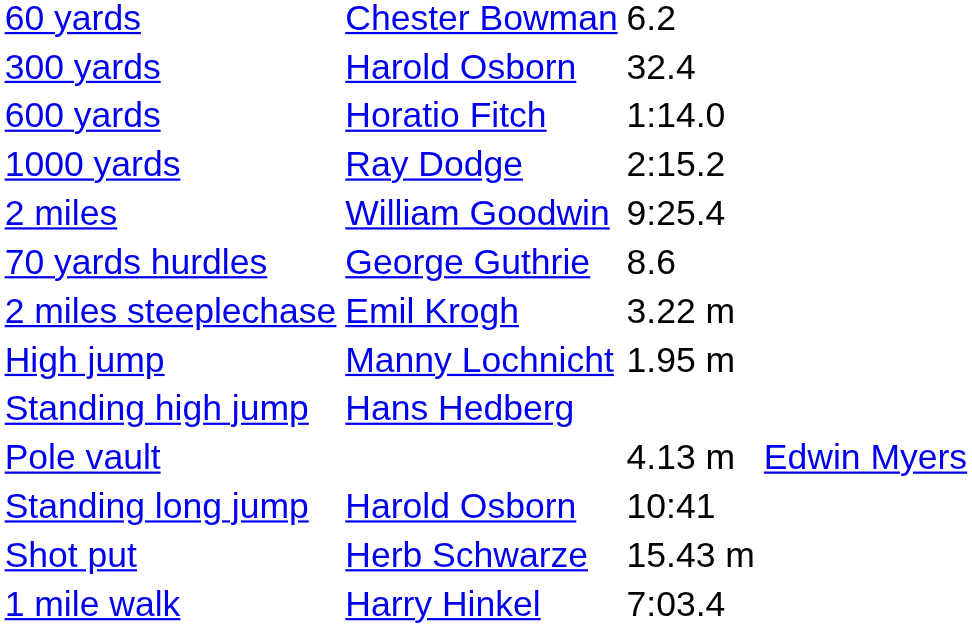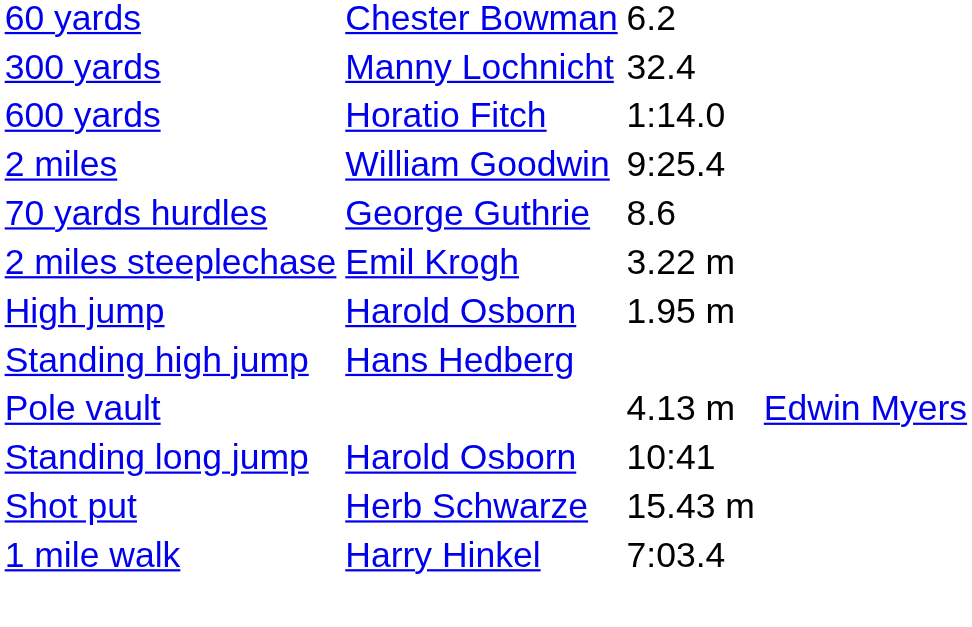(461, 66) Harold Osborn -> (480, 66) Manny Lochnicht
- row: (93, 164)
(480, 359) Manny Lochnicht -> (461, 311) Harold Osborn
